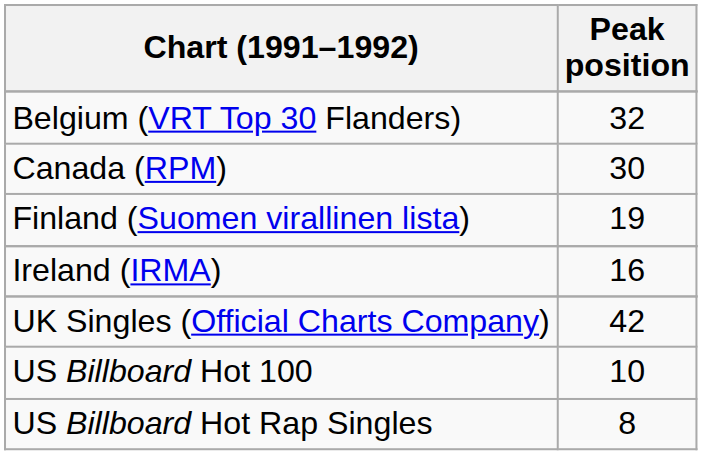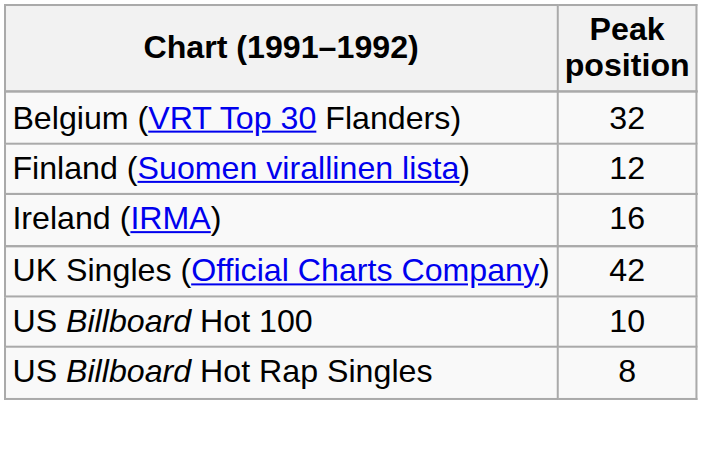- row: (120, 168)
(627, 219) 19 -> (627, 168) 12
